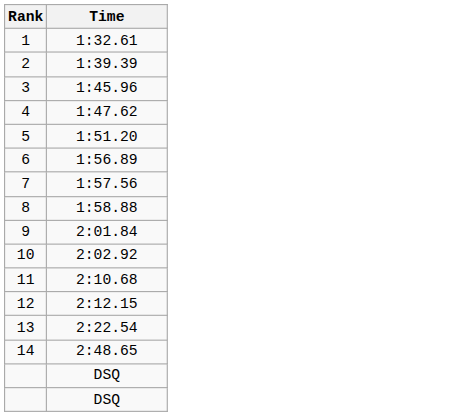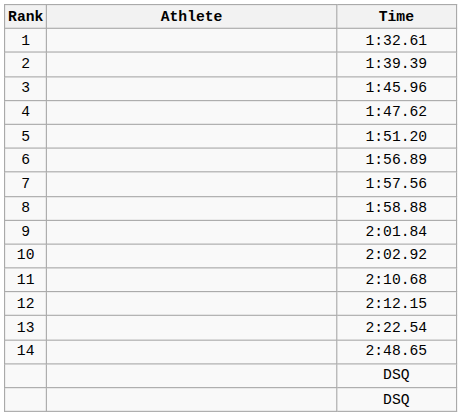+ column: (192, 17)
